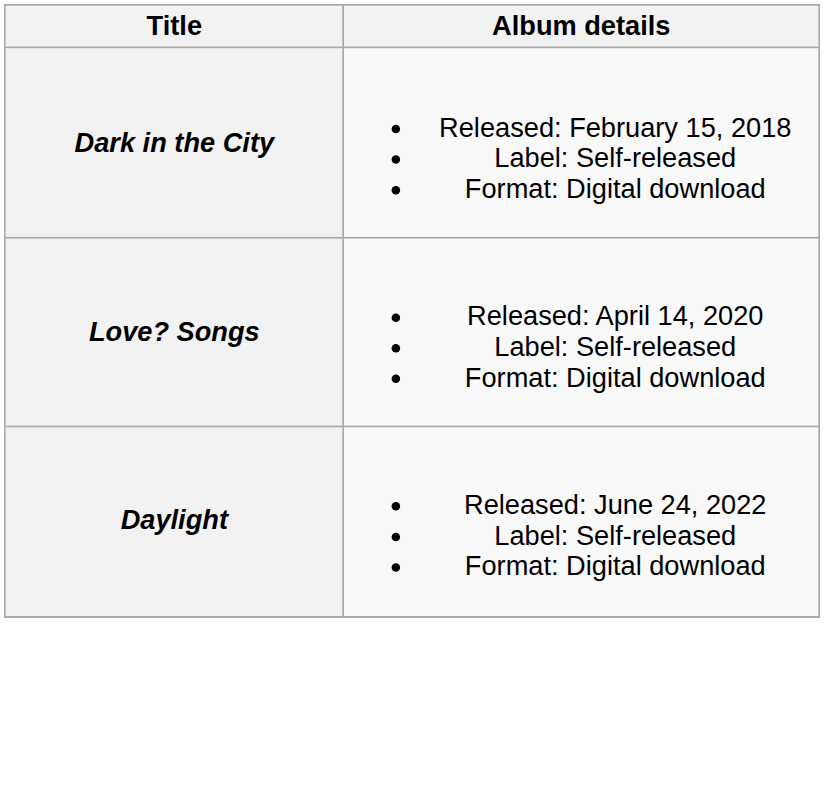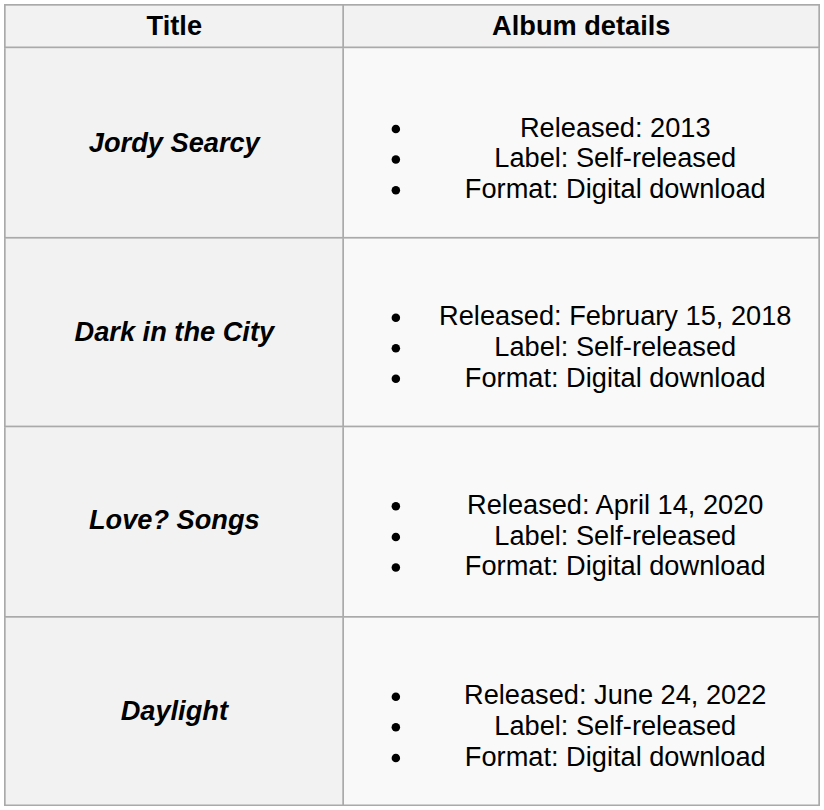+ row: (174, 142)
